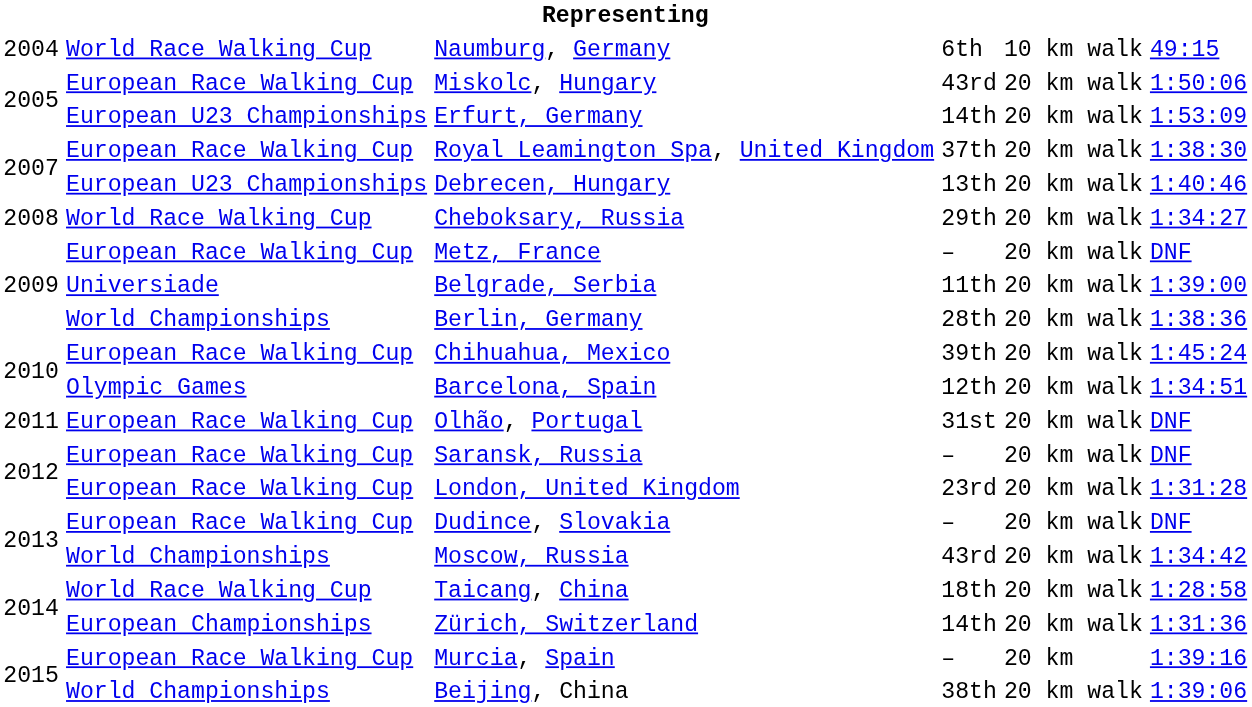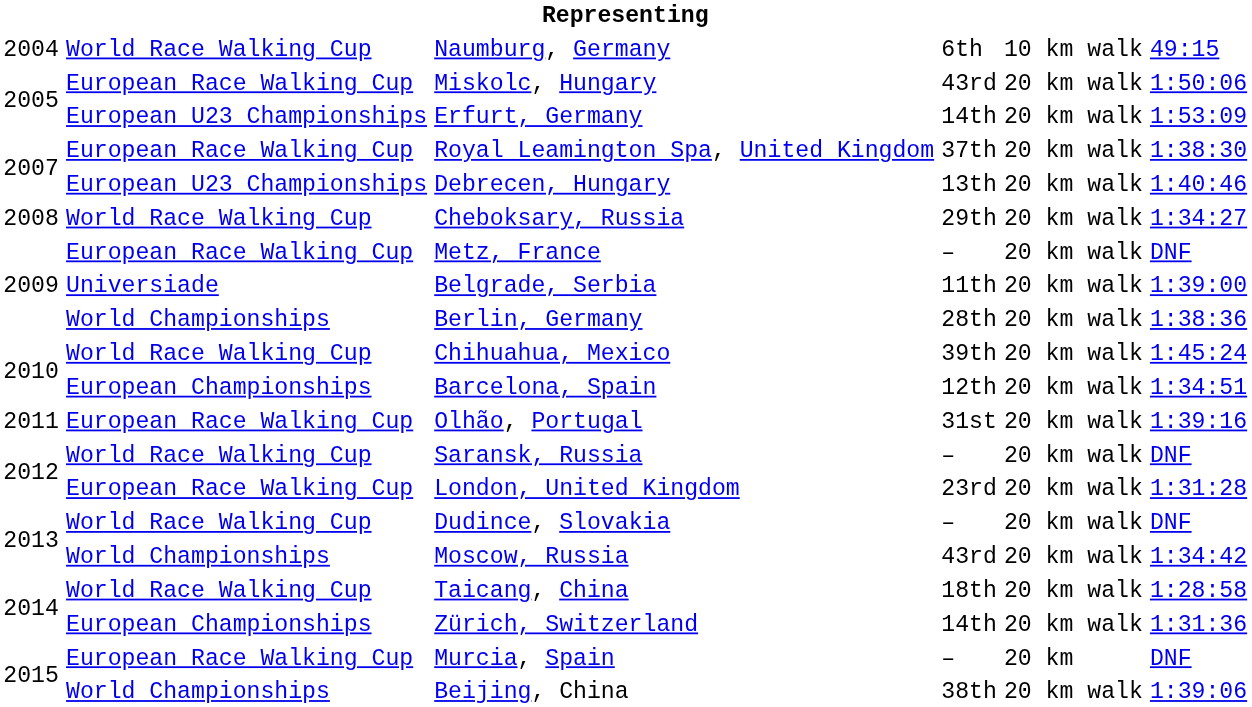(240, 354) European Race Walking Cup -> (219, 354) World Race Walking Cup
(156, 388) Olympic Games -> (219, 388) European Championships
(1171, 422) DNF -> (1199, 422) 1:39:16
(240, 455) European Race Walking Cup -> (219, 455) World Race Walking Cup
(240, 523) European Race Walking Cup -> (219, 523) World Race Walking Cup
(1199, 658) 1:39:16 -> (1171, 658) DNF
